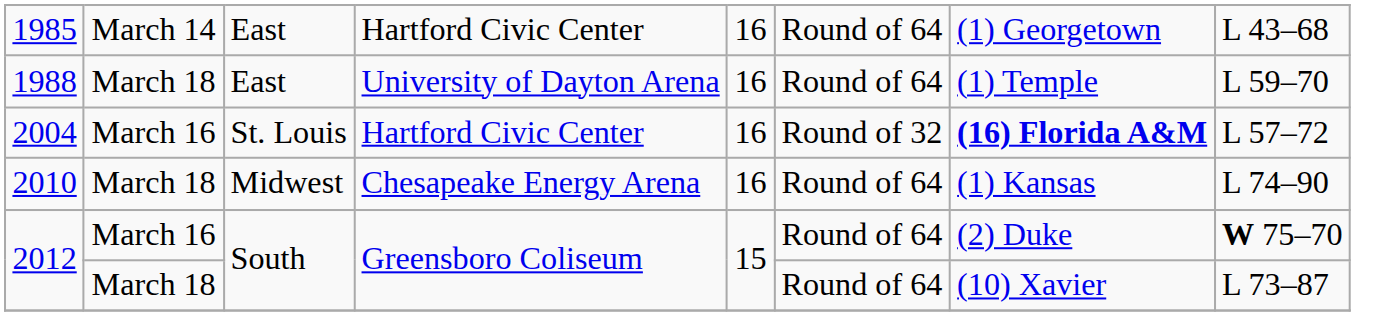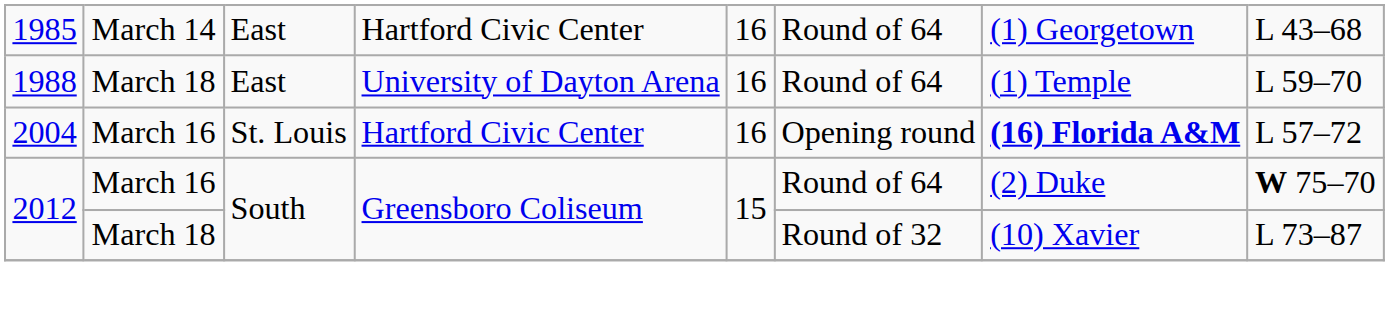(862, 132) Round of 32 -> (878, 132) Opening round
- row: (45, 183)
(862, 285) Round of 64 -> (862, 234) Round of 32
